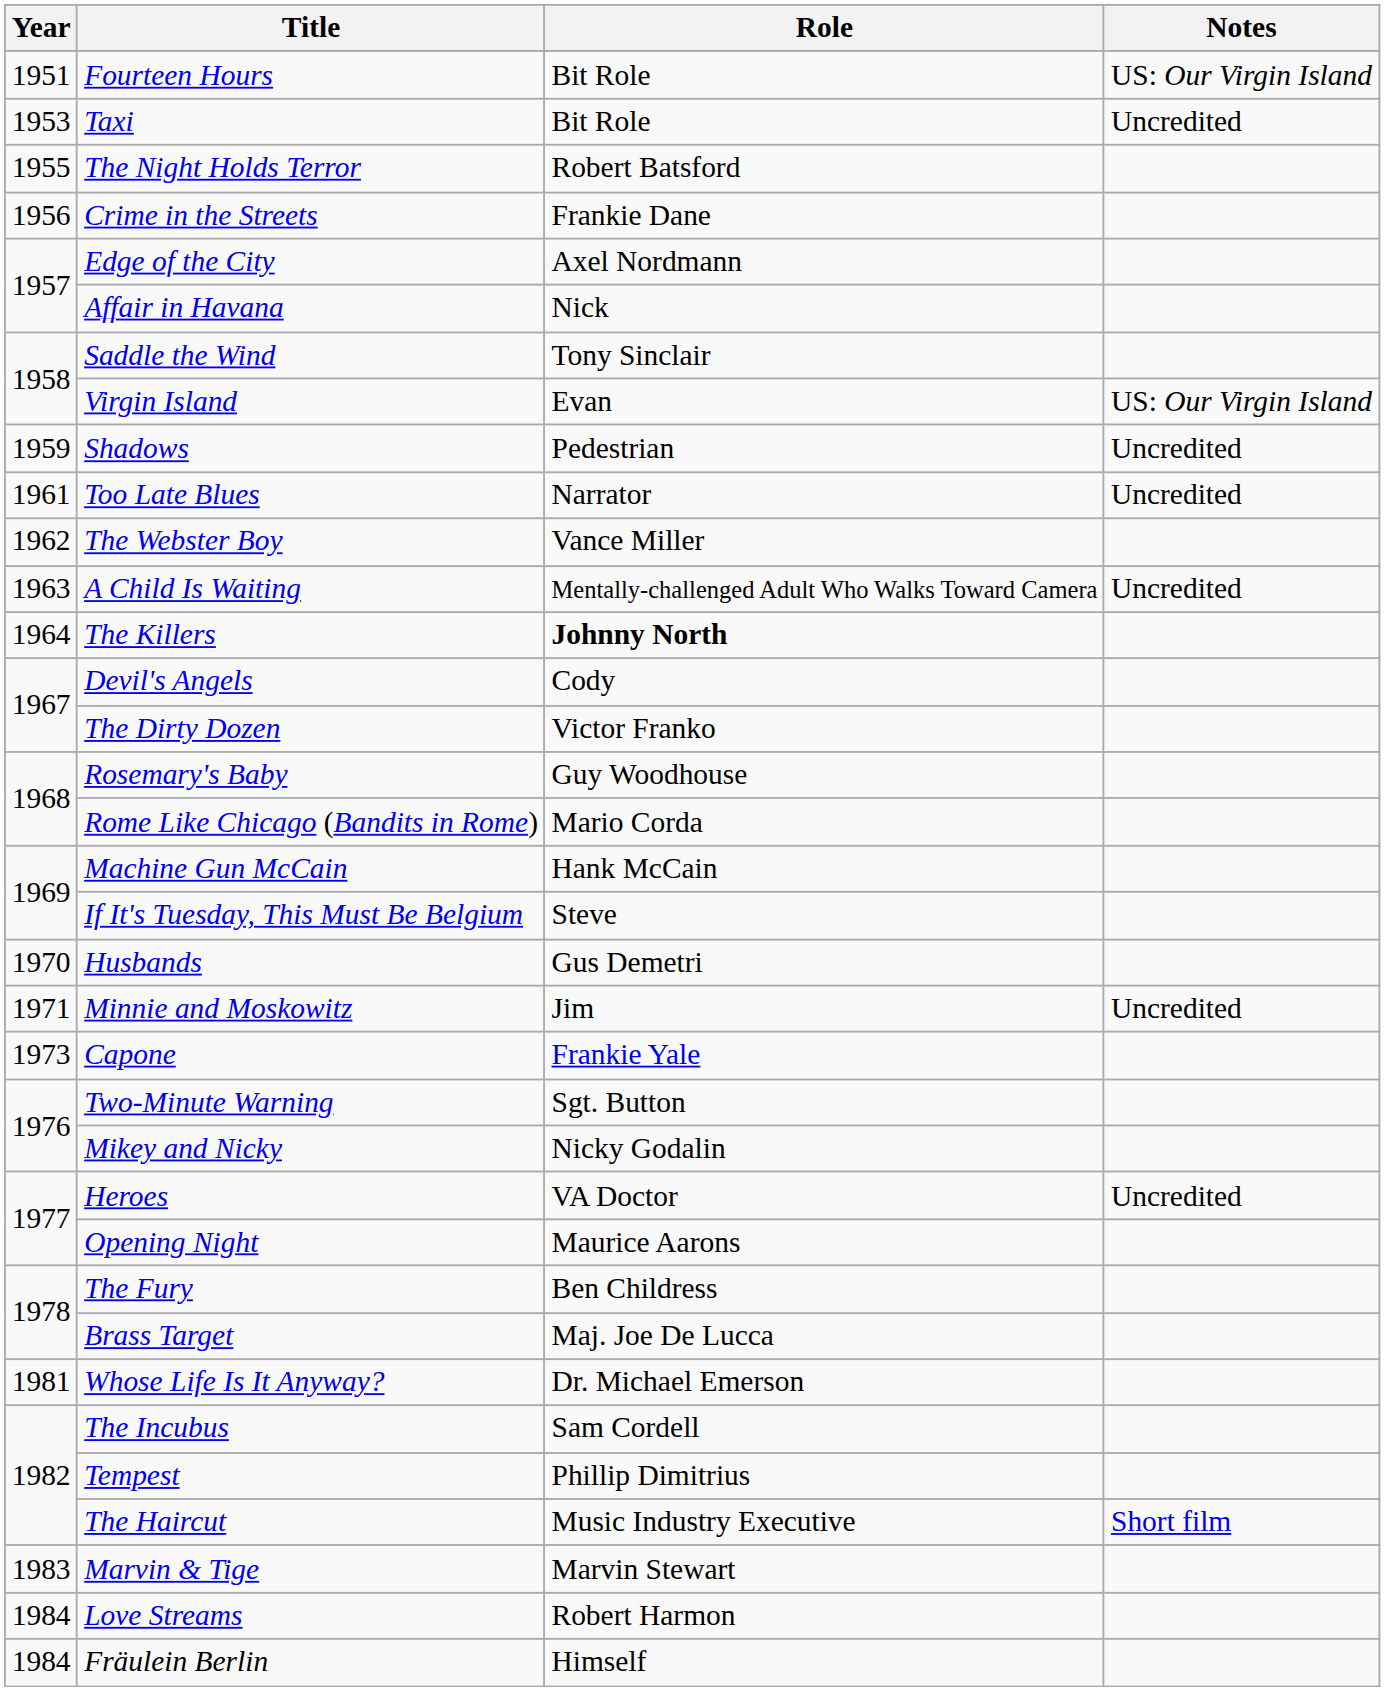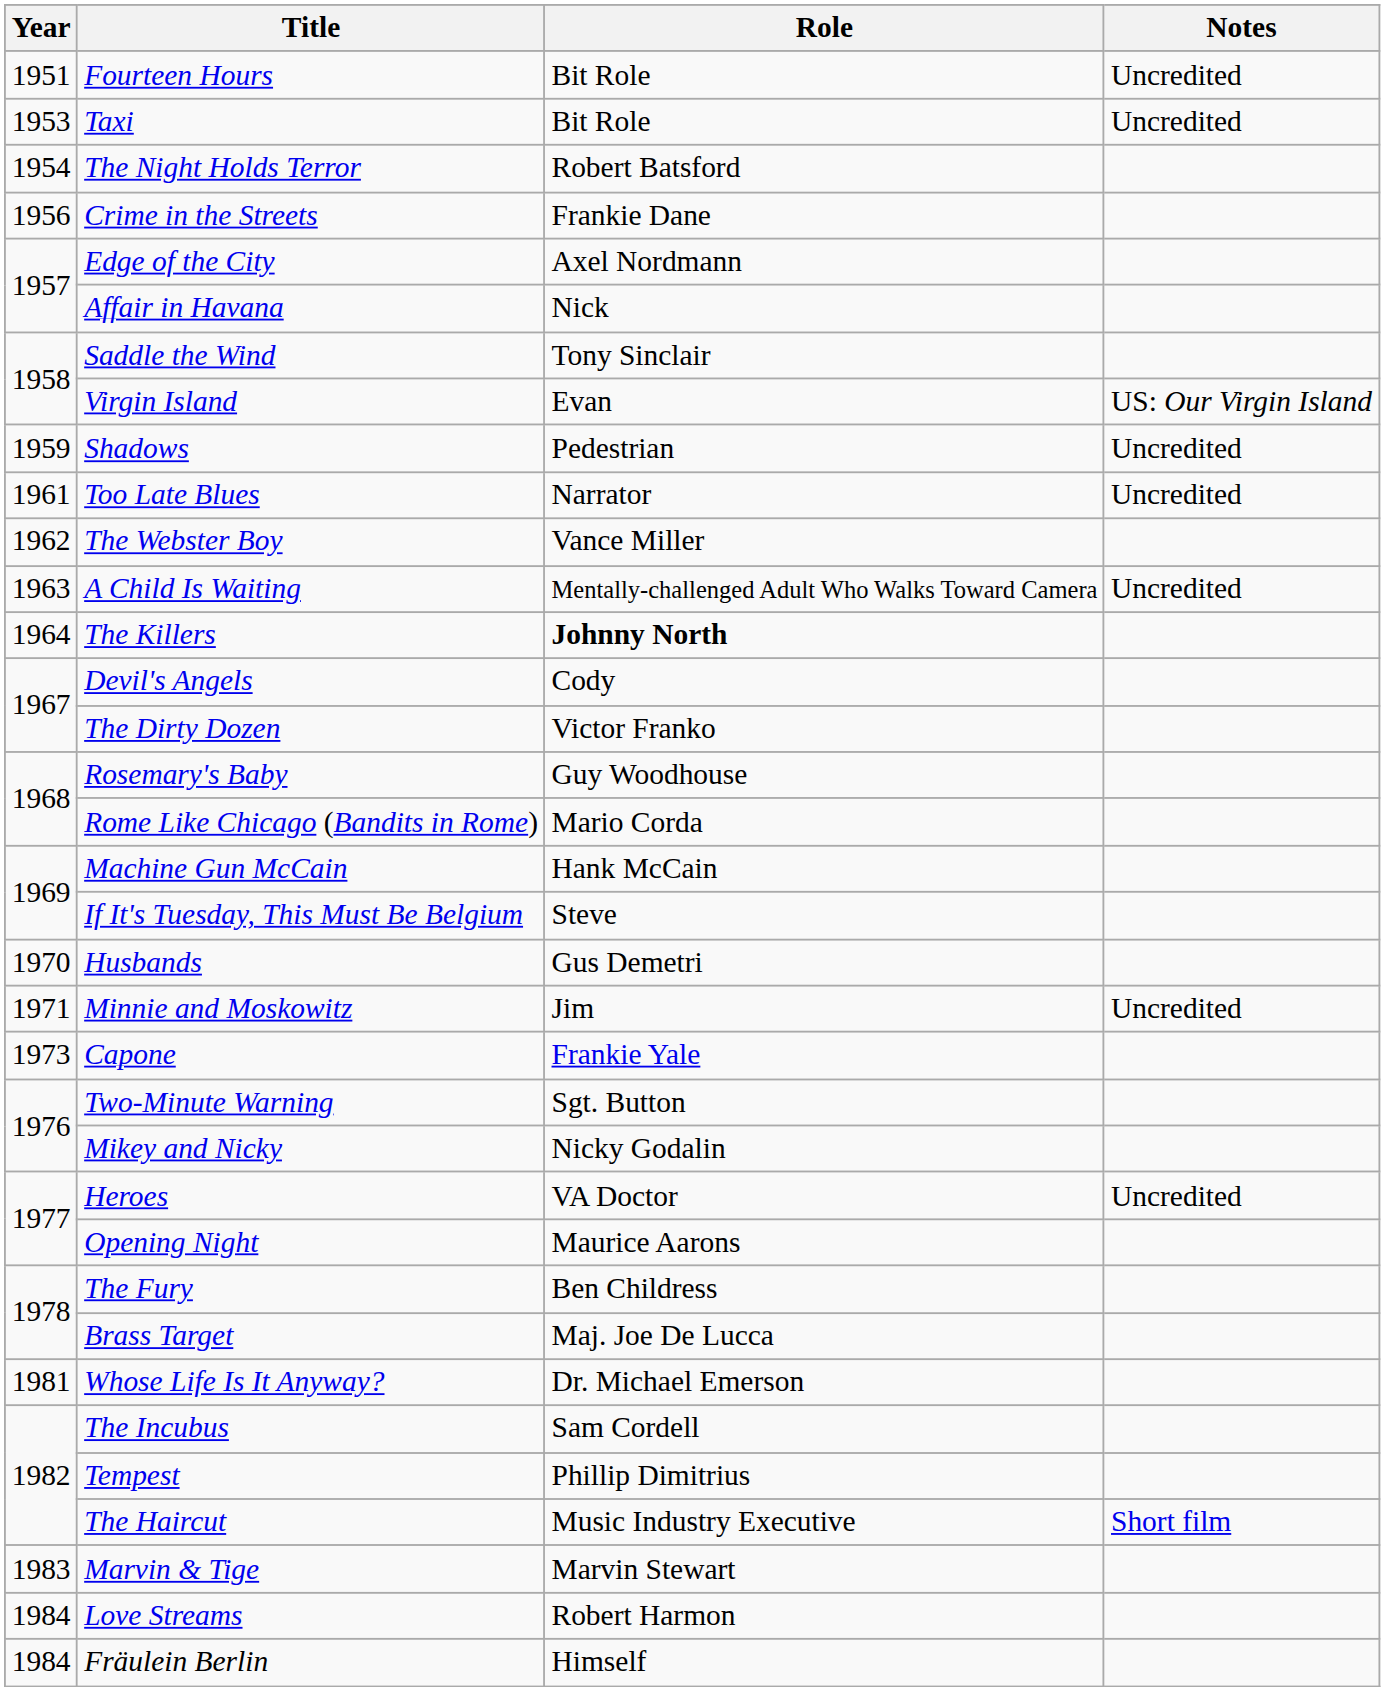(1241, 74) US: Our Virgin Island -> (1176, 74) Uncredited
(41, 167) 1955 -> (41, 167) 1954
